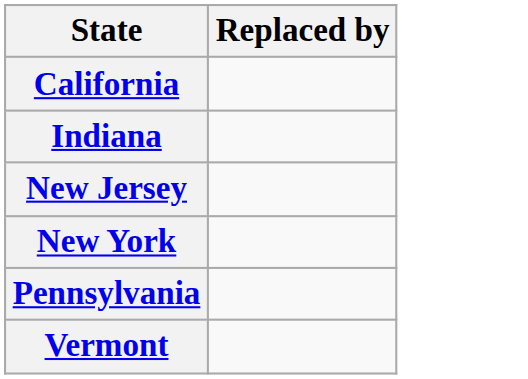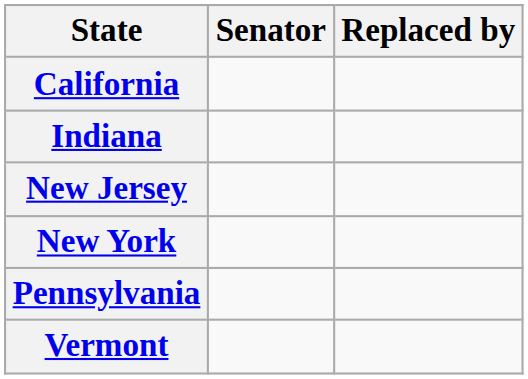+ column: (271, 30)
